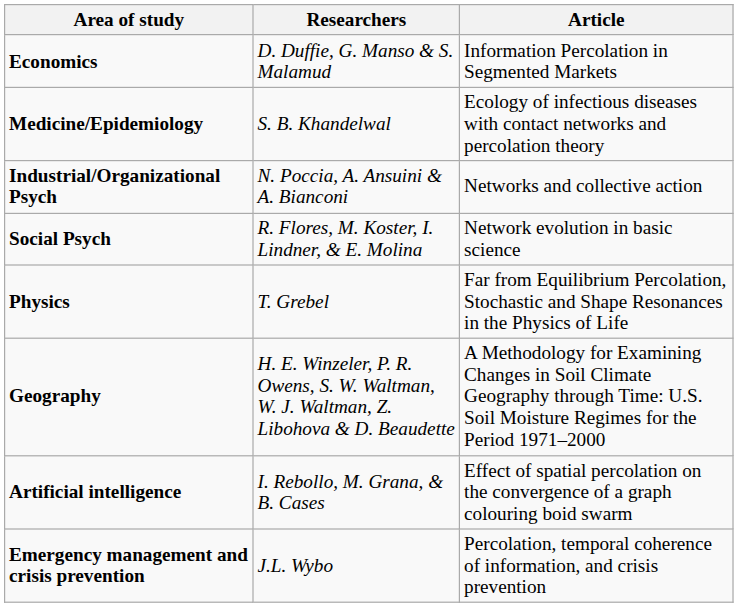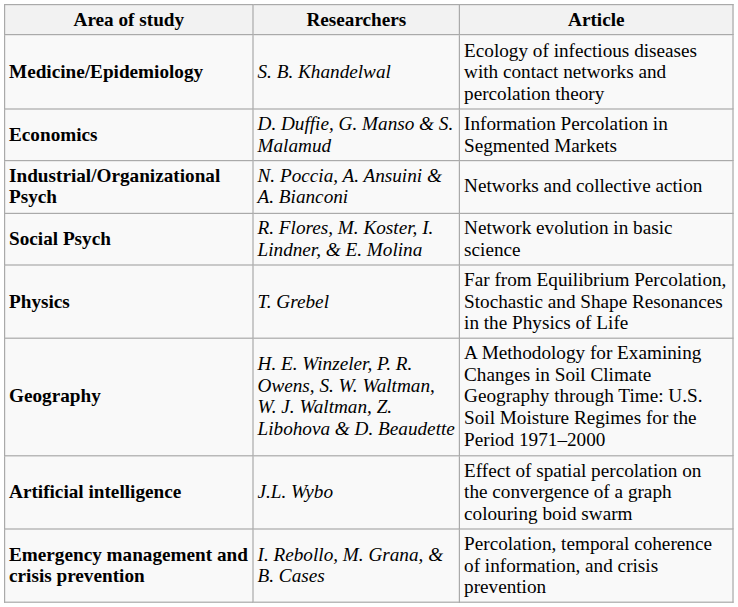rows swapped: (106, 123) <-> (53, 60)
(350, 492) I. Rebollo, M. Grana, & B. Cases -> (295, 492) J.L. Wybo
(295, 565) J.L. Wybo -> (350, 565) I. Rebollo, M. Grana, & B. Cases
